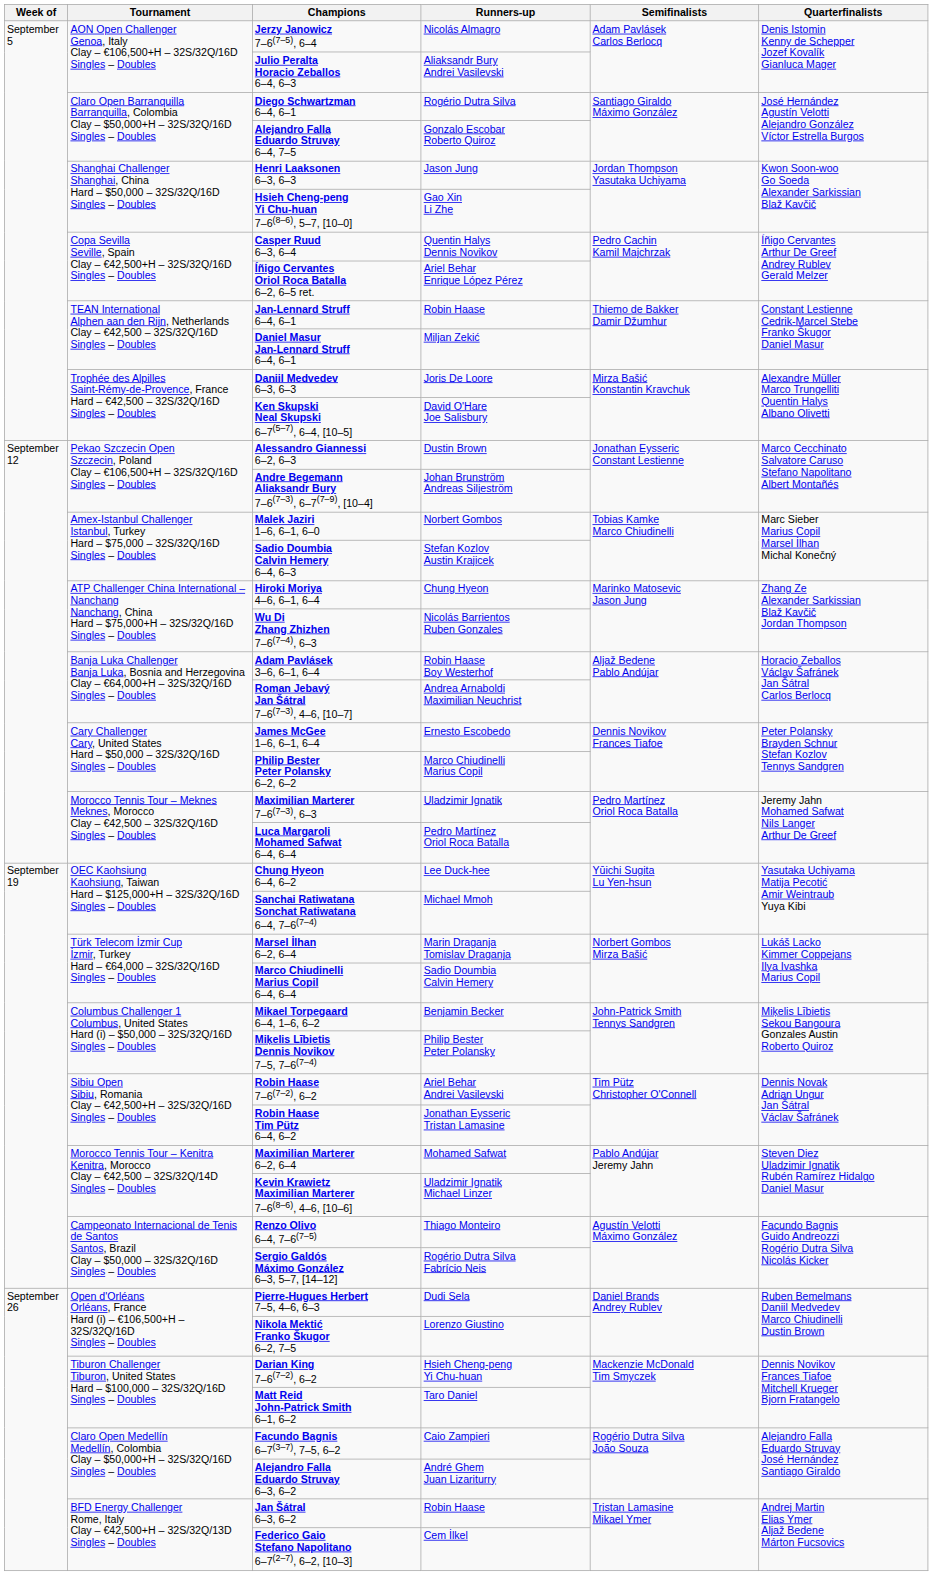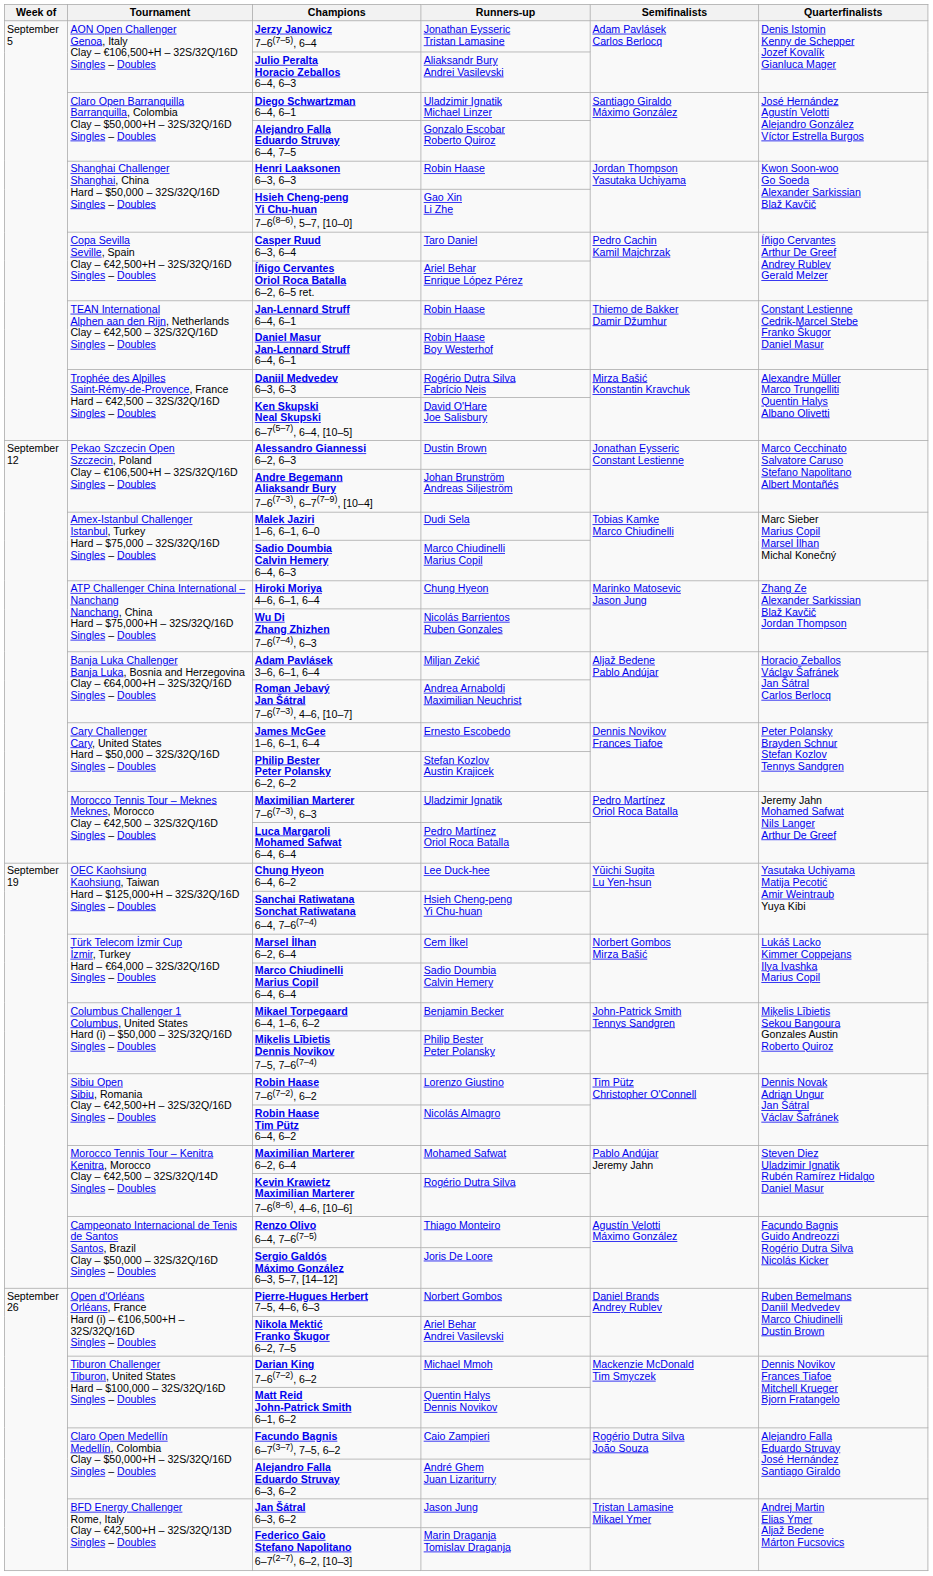(462, 29) Nicolás Almagro -> (467, 35) Jonathan Eysseric Tristan Lamasine
(470, 100) Rogério Dutra Silva -> (463, 106) Uladzimir Ignatik Michael Linzer
(451, 169) Jason Jung -> (454, 169) Robin Haase
(461, 246) Quentin Halys Dennis Novikov -> (450, 240) Taro Daniel
(452, 337) Miljan Zekić -> (458, 343) Robin Haase Boy Westerhof
(458, 377) Joris De Loore -> (470, 383) Rogério Dutra Silva Fabrício Neis
(463, 520) Norbert Gombos -> (447, 520) Dudi Sela
(459, 554) Stefan Kozlov Austin Krajicek -> (464, 554) Marco Chiudinelli Marius Copil
(458, 666) Robin Haase Boy Westerhof -> (452, 660) Miljan Zekić
(464, 765) Marco Chiudinelli Marius Copil -> (459, 765) Stefan Kozlov Austin Krajicek
(458, 899) Michael Mmoh -> (468, 905) Hsieh Cheng-peng Yi Chu-huan
(467, 948) Marin Draganja Tomislav Draganja -> (446, 942) Cem İlkel
(464, 1088) Ariel Behar Andrei Vasilevski -> (464, 1082) Lorenzo Giustino
(467, 1119) Jonathan Eysseric Tristan Lamasine -> (462, 1113) Nicolás Almagro
(463, 1188) Uladzimir Ignatik Michael Linzer -> (470, 1182) Rogério Dutra Silva
(470, 1262) Rogério Dutra Silva Fabrício Neis -> (458, 1256) Joris De Loore
(447, 1296) Dudi Sela -> (463, 1296) Norbert Gombos
(464, 1324) Lorenzo Giustino -> (464, 1330) Ariel Behar Andrei Vasilevski
(468, 1370) Hsieh Cheng-peng Yi Chu-huan -> (458, 1364) Michael Mmoh
(450, 1396) Taro Daniel -> (461, 1401) Quentin Halys Dennis Novikov
(454, 1507) Robin Haase -> (451, 1507) Jason Jung
(446, 1535) Cem İlkel -> (467, 1541) Marin Draganja Tomislav Draganja
